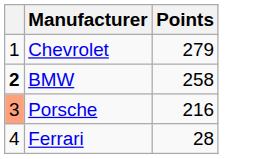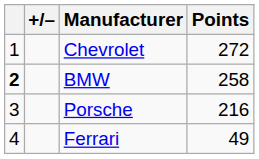+ column: (42, 20)
(198, 50) 279 -> (234, 50) 272
(14, 109) lightsalmon background -> (14, 109) no background
(203, 139) 28 -> (239, 139) 49
